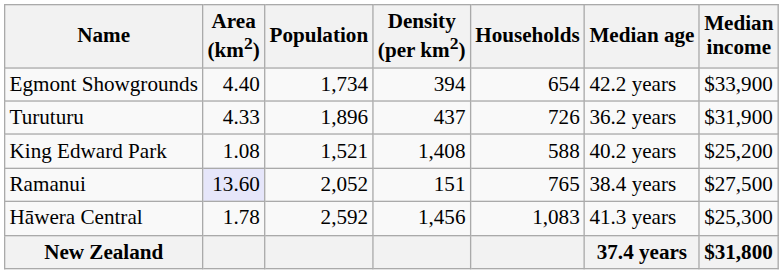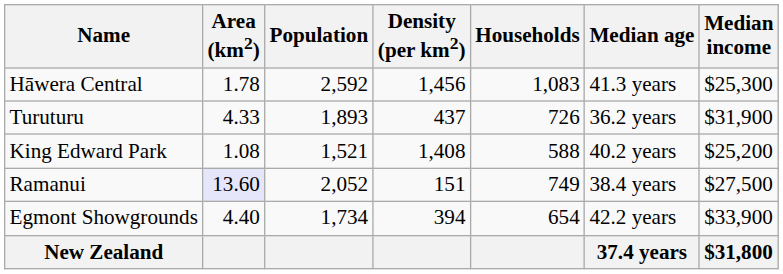rows swapped: (104, 84) <-> (76, 218)
(344, 117) 1,896 -> (344, 117) 1,893
(564, 184) 765 -> (564, 184) 749
